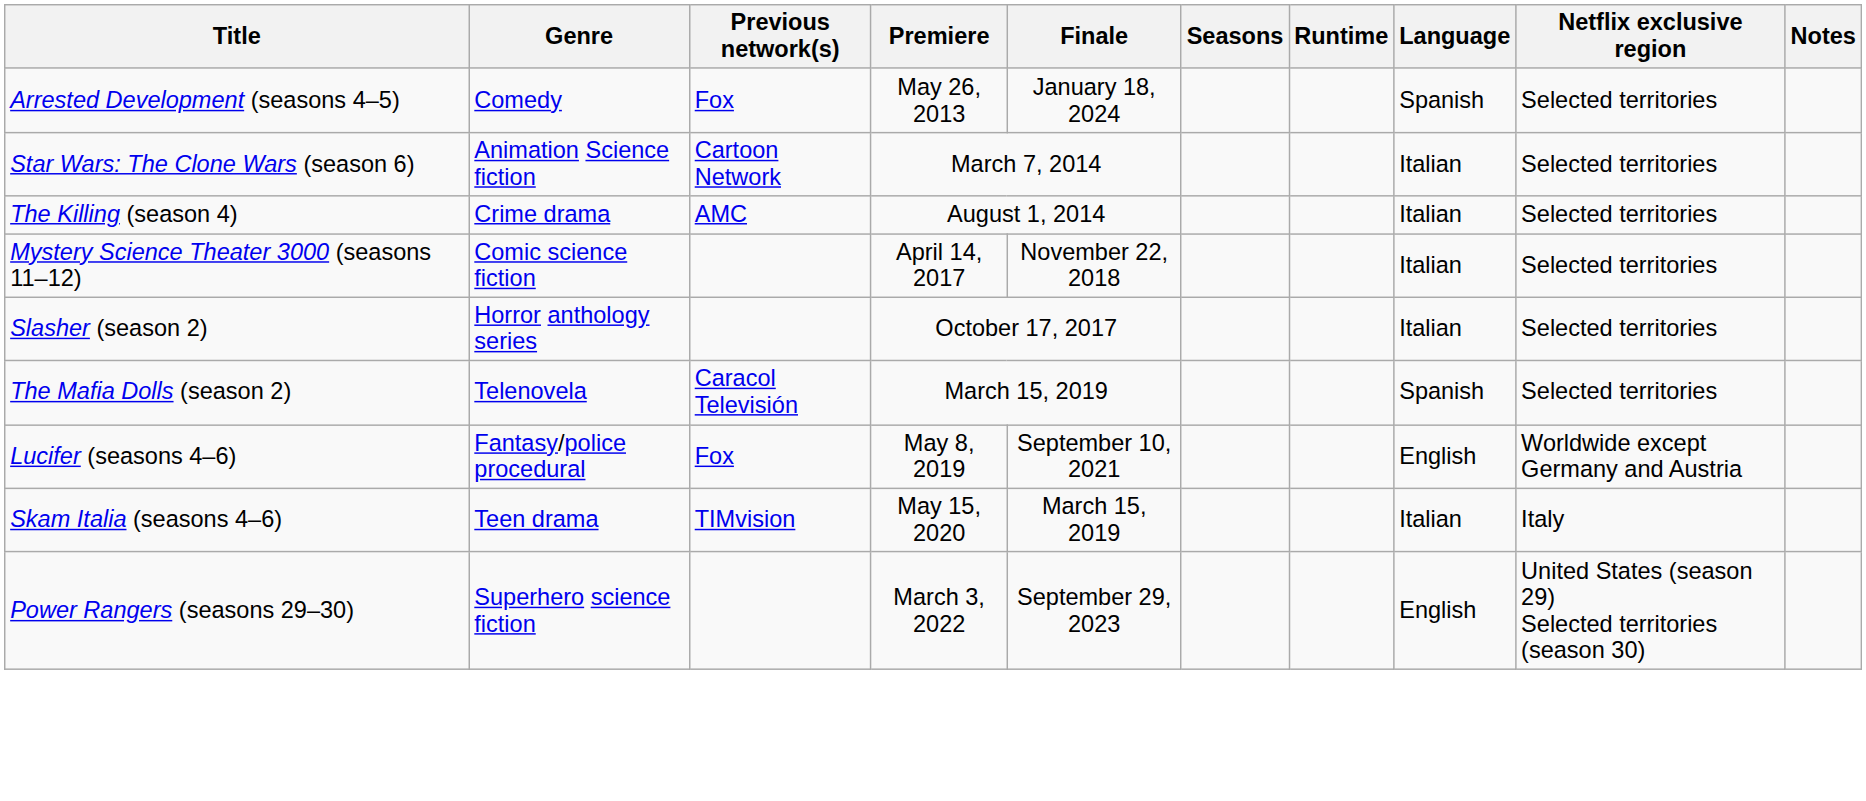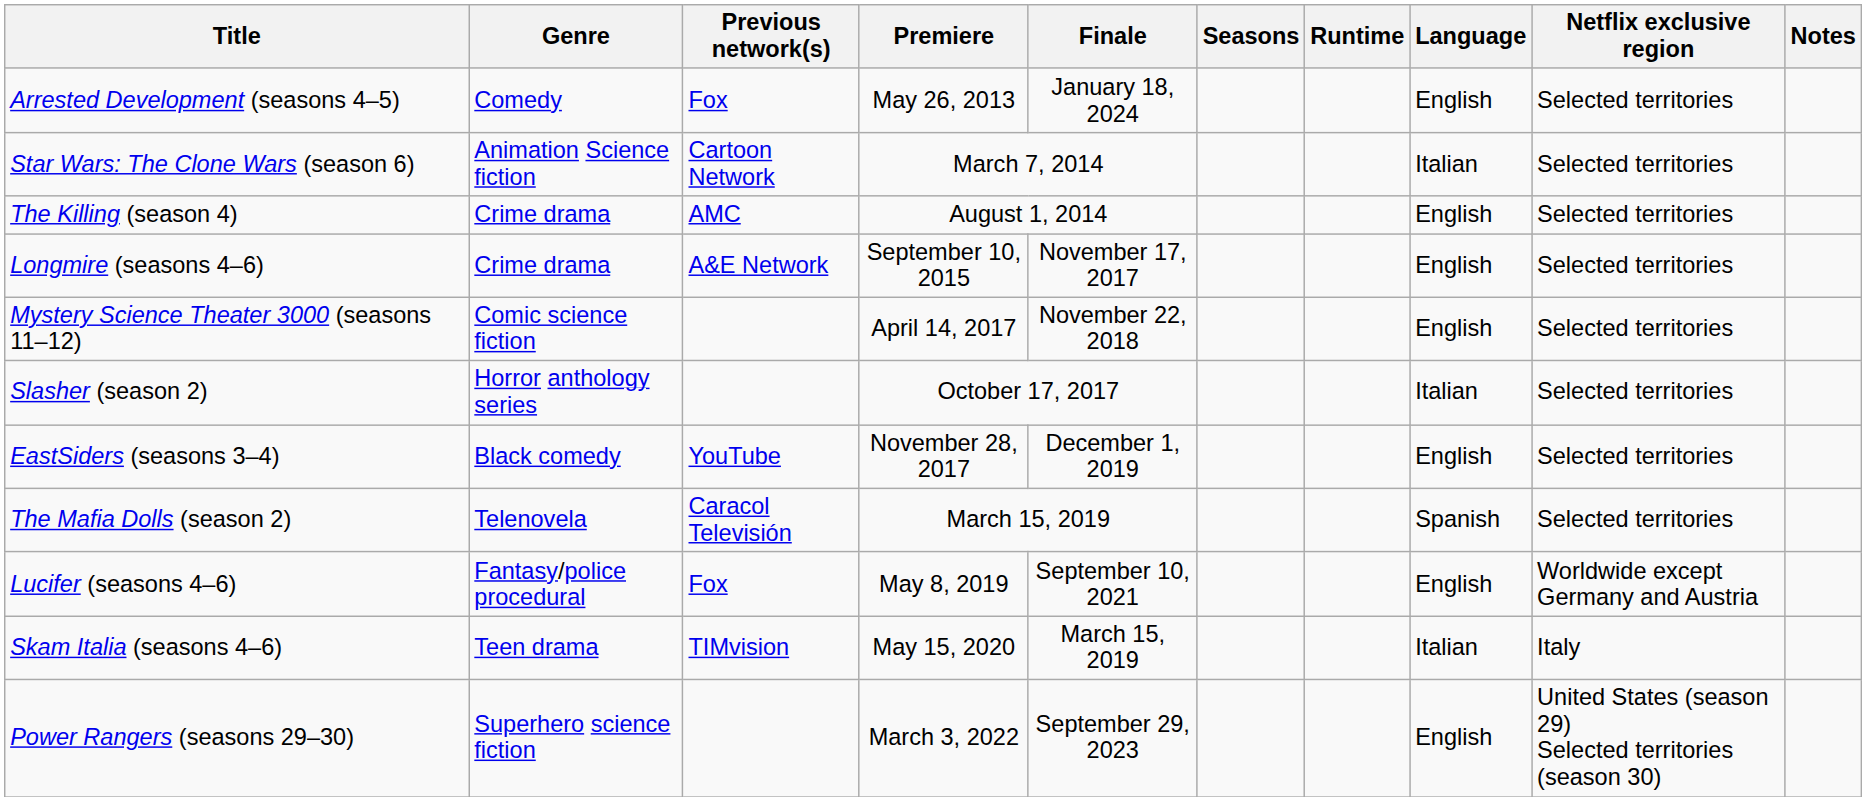(1442, 100) Spanish -> (1454, 100) English
(1431, 214) Italian -> (1454, 214) English
+ row: (137, 264)
(1431, 264) Italian -> (1454, 328) English
+ row: (145, 456)
